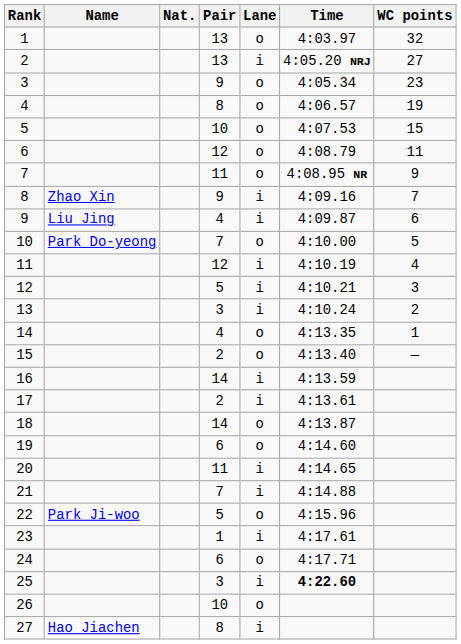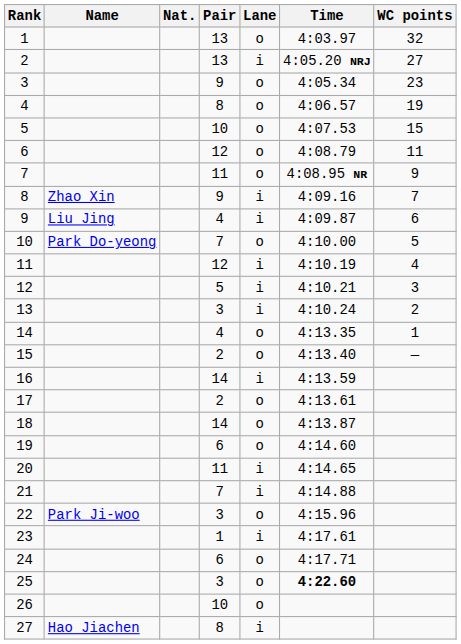(260, 401) i -> (260, 401) o
(220, 515) 5 -> (220, 515) 3
(260, 583) i -> (260, 583) o
